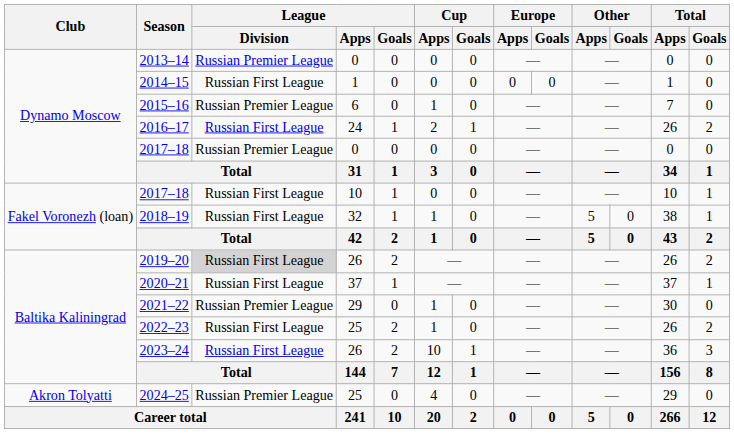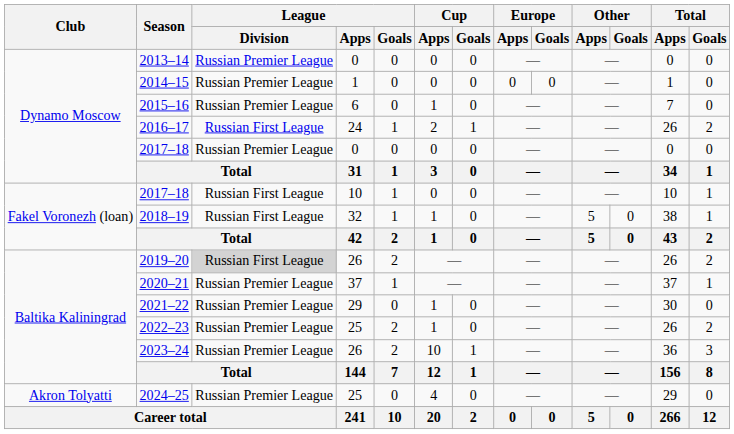(264, 82) Russian First League -> (264, 82) Russian Premier League
(264, 283) Russian First League -> (264, 283) Russian Premier League
(264, 328) Russian First League -> (264, 328) Russian Premier League
(264, 350) Russian First League -> (264, 350) Russian Premier League
